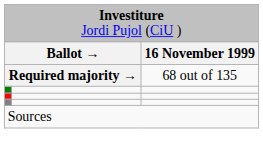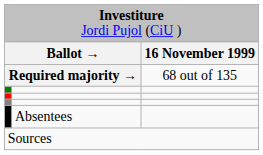+ row: (8, 117)
